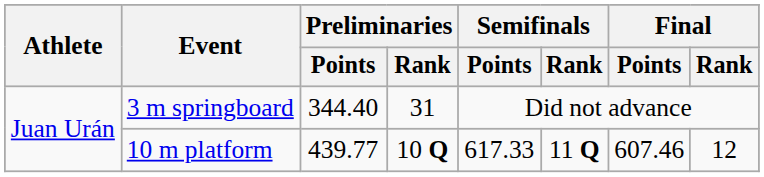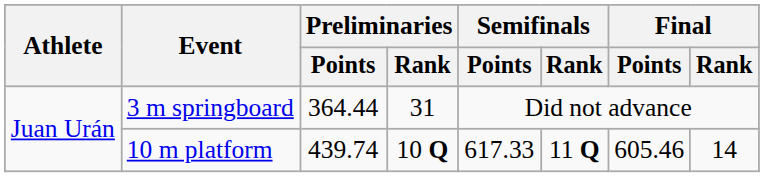(343, 107) 344.40 -> (343, 107) 364.44
(343, 149) 439.77 -> (343, 149) 439.74
(649, 149) 607.46 -> (649, 149) 605.46
(724, 149) 12 -> (724, 149) 14
